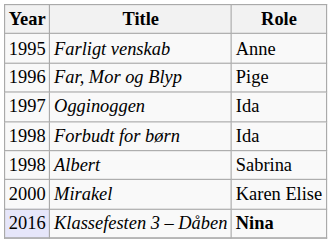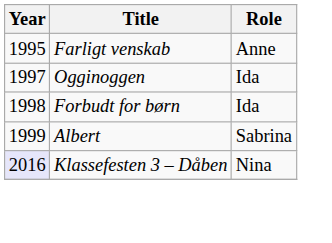- row: (118, 77)
(27, 164) 1998 -> (27, 135) 1999
- row: (83, 194)
(255, 223) bold -> (254, 164) normal
